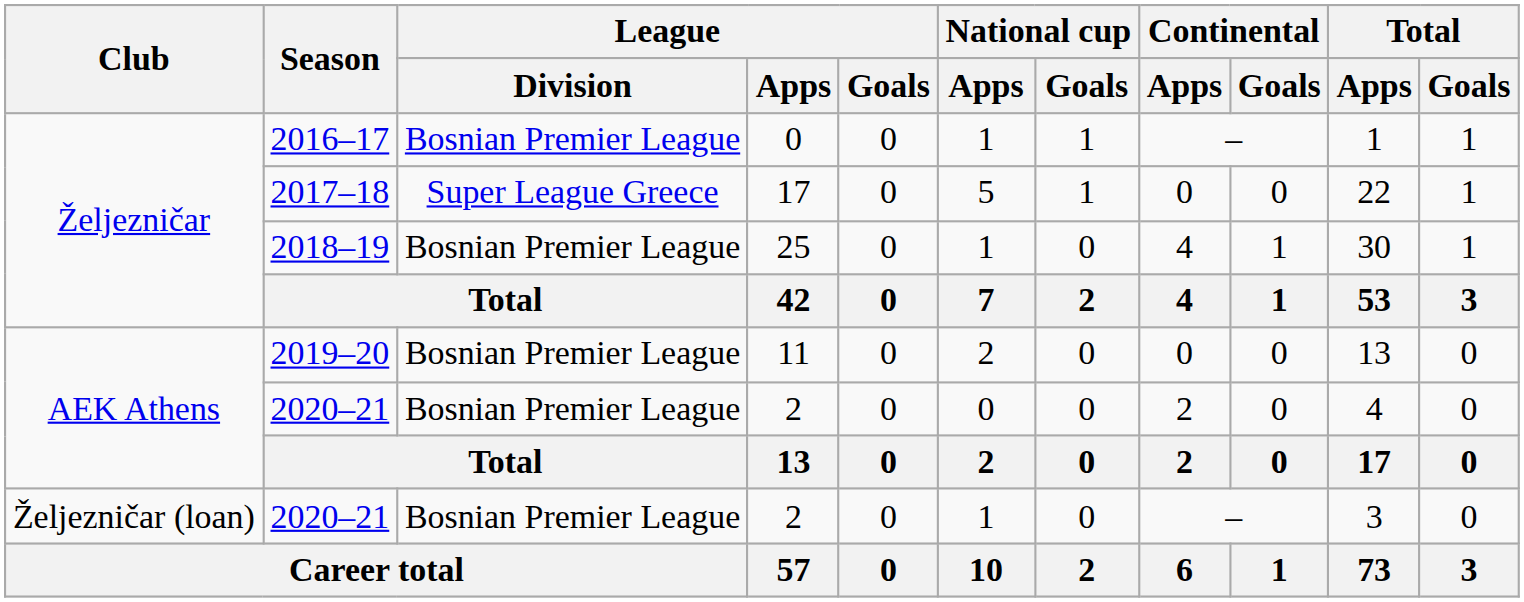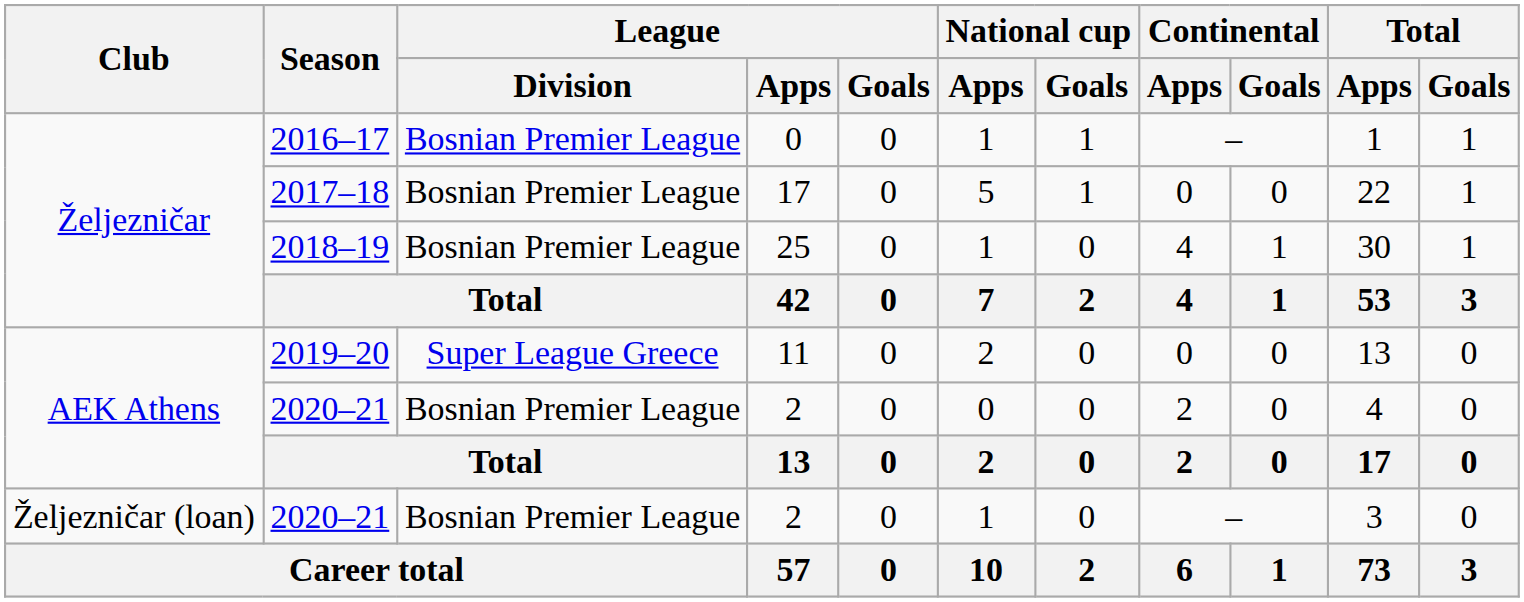(573, 192) Super League Greece -> (573, 192) Bosnian Premier League
(573, 354) Bosnian Premier League -> (573, 354) Super League Greece
